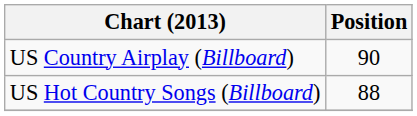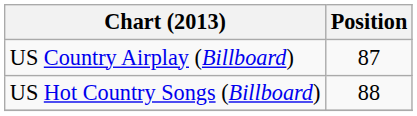(369, 57) 90 -> (369, 57) 87
